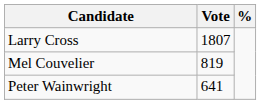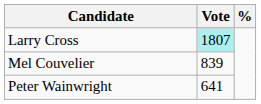(216, 39) no background -> (216, 39) paleturquoise background
(212, 63) 819 -> (212, 63) 839
